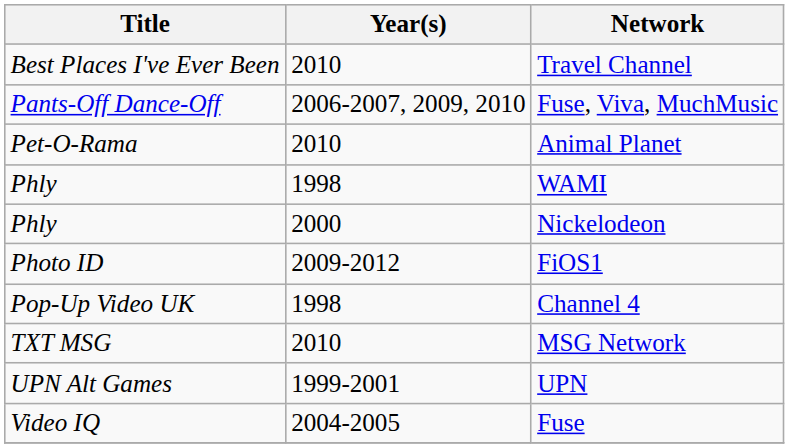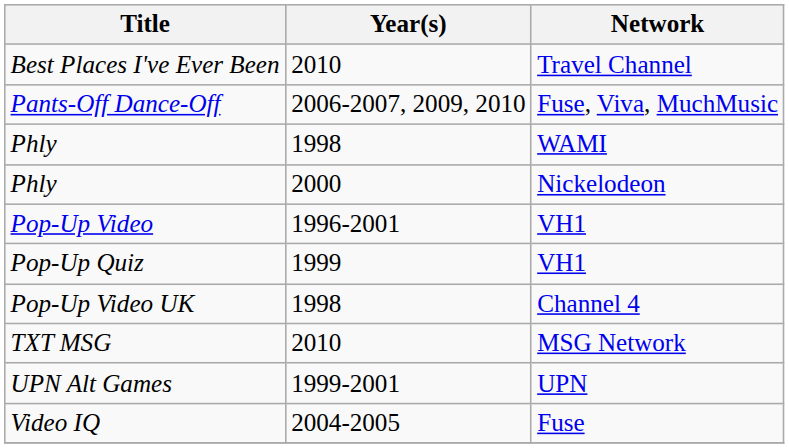- row: (74, 143)
- row: (57, 263)
+ row: (82, 223)
+ row: (77, 263)
